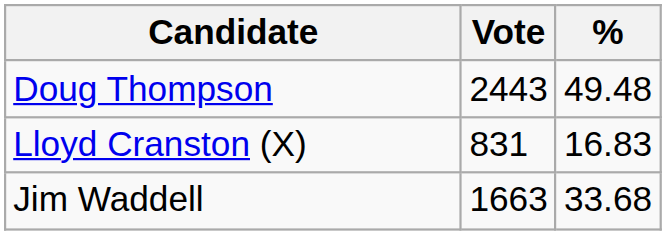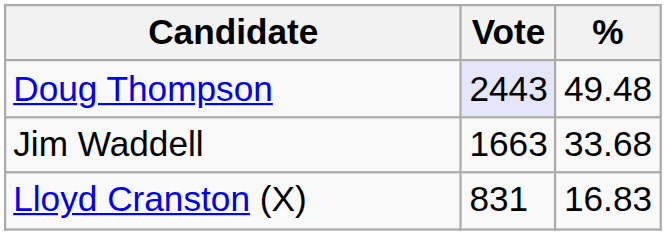(509, 88) no background -> (509, 88) lavender background
rows swapped: (108, 199) <-> (160, 144)
